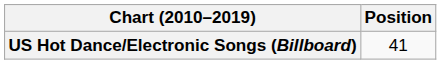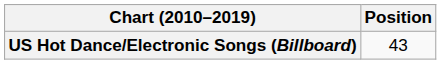(398, 45) 41 -> (398, 45) 43
